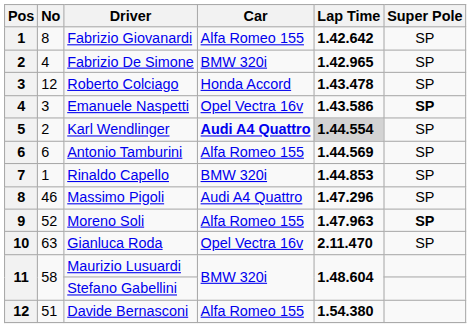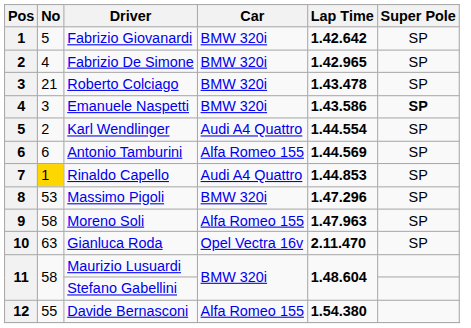(45, 38) 8 -> (45, 38) 5
(252, 38) Alfa Romeo 155 -> (234, 38) BMW 320i
(49, 84) 12 -> (49, 84) 21
(246, 84) Honda Accord -> (234, 84) BMW 320i
(252, 106) Opel Vectra 16v -> (234, 106) BMW 320i
(256, 129) bold -> (251, 129) normal
(345, 129) lightgrey background -> (339, 129) no background
(45, 175) no background -> (45, 175) gold background
(234, 175) BMW 320i -> (251, 175) Audi A4 Quattro
(49, 197) 46 -> (49, 197) 53
(251, 197) Audi A4 Quattro -> (234, 197) BMW 320i
(49, 220) 52 -> (49, 220) 58
(425, 220) bold -> (418, 220) normal
(49, 311) 51 -> (49, 311) 55
